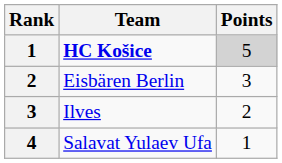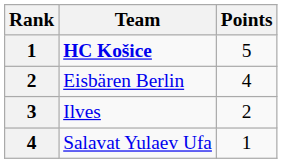(247, 50) lightgrey background -> (247, 50) no background
(247, 81) 3 -> (247, 81) 4
